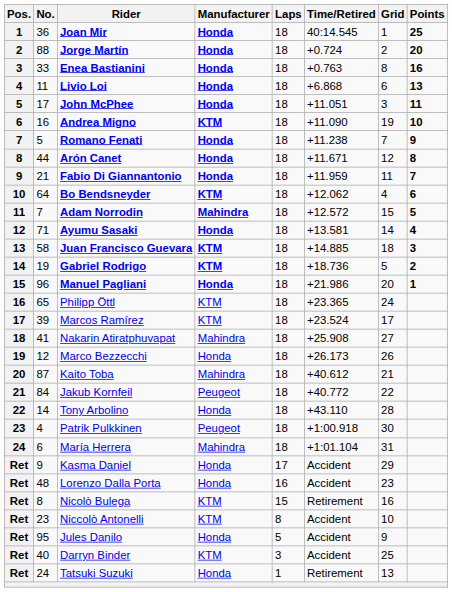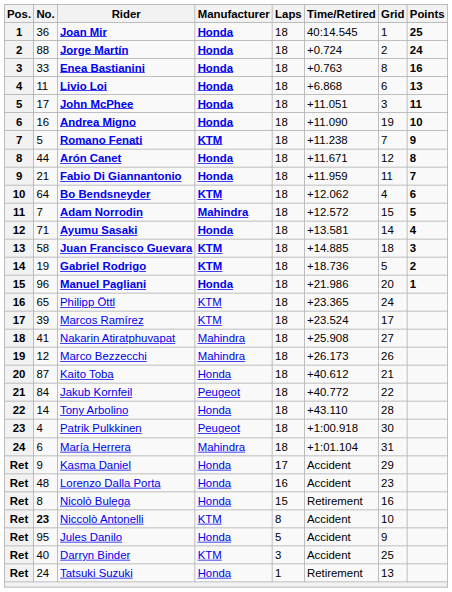(416, 50) 20 -> (416, 50) 24
(210, 122) KTM -> (215, 122) Honda
(215, 140) Honda -> (210, 140) KTM
(214, 356) Honda -> (221, 356) Mahindra
(221, 375) Mahindra -> (214, 375) Honda
(210, 501) KTM -> (214, 501) Honda
(43, 519) normal -> (43, 519) bold
